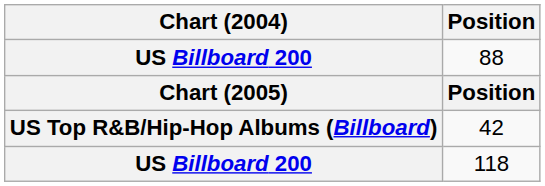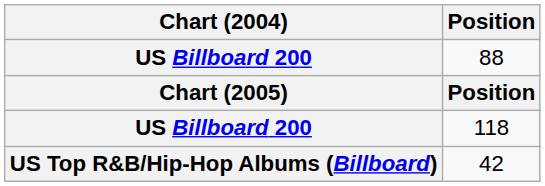rows swapped: (491, 163) <-> (491, 127)
